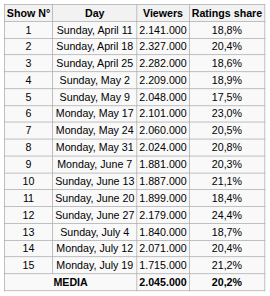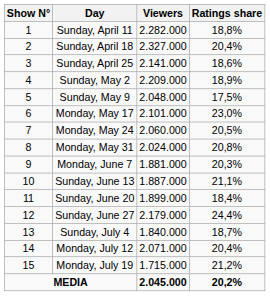(163, 30) 2.141.000 -> (163, 30) 2.282.000
(163, 64) 2.282.000 -> (163, 64) 2.141.000
